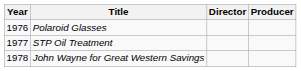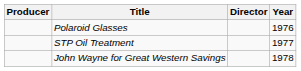columns swapped: (17, 12) <-> (272, 12)
